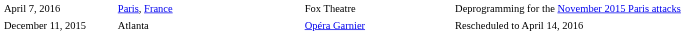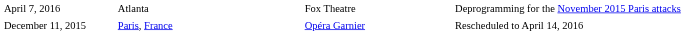(145, 8) Paris, France -> (133, 8) Atlanta
(133, 25) Atlanta -> (145, 25) Paris, France
